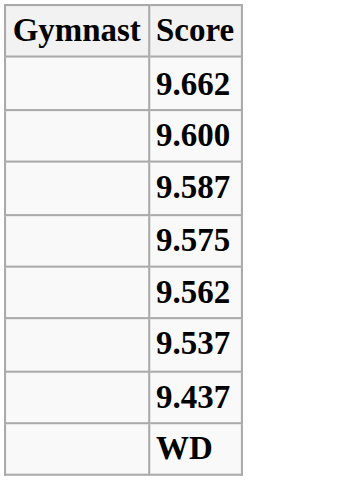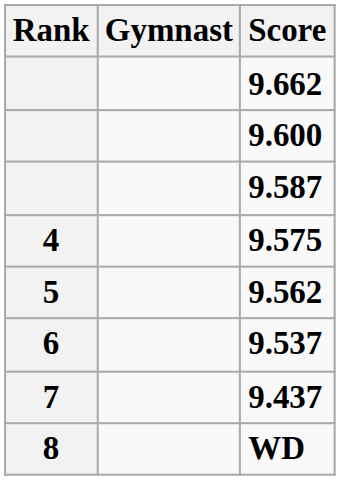+ column: (51, 30)
